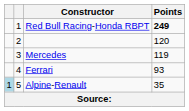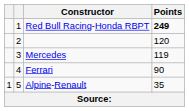(159, 70) 93 -> (159, 70) 90
(9, 84) lightblue background -> (9, 84) no background
